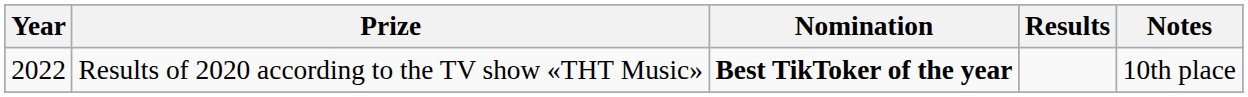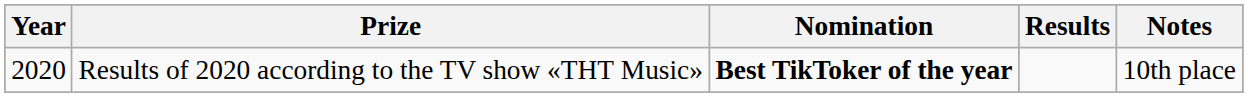(39, 69) 2022 -> (39, 69) 2020
